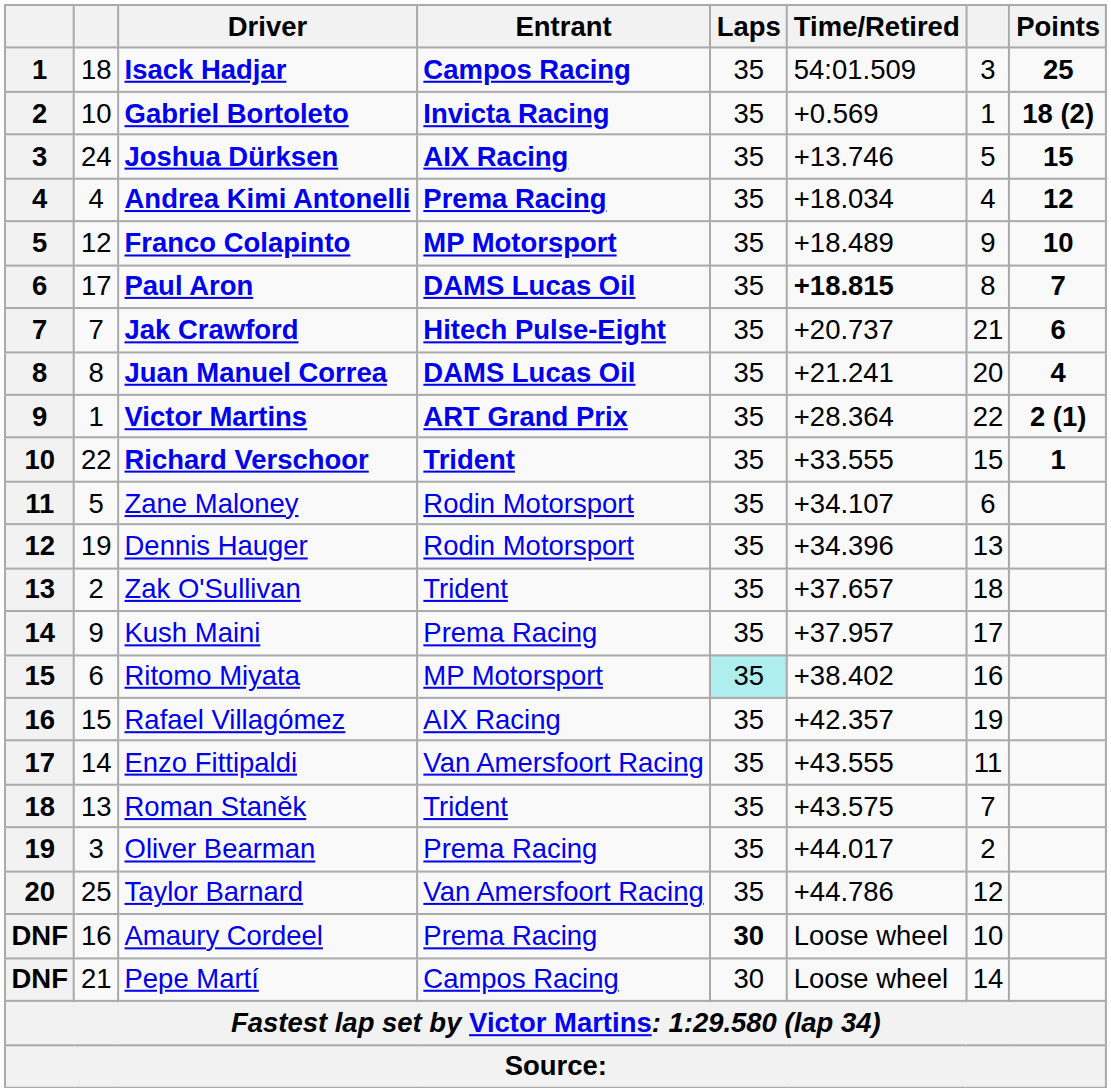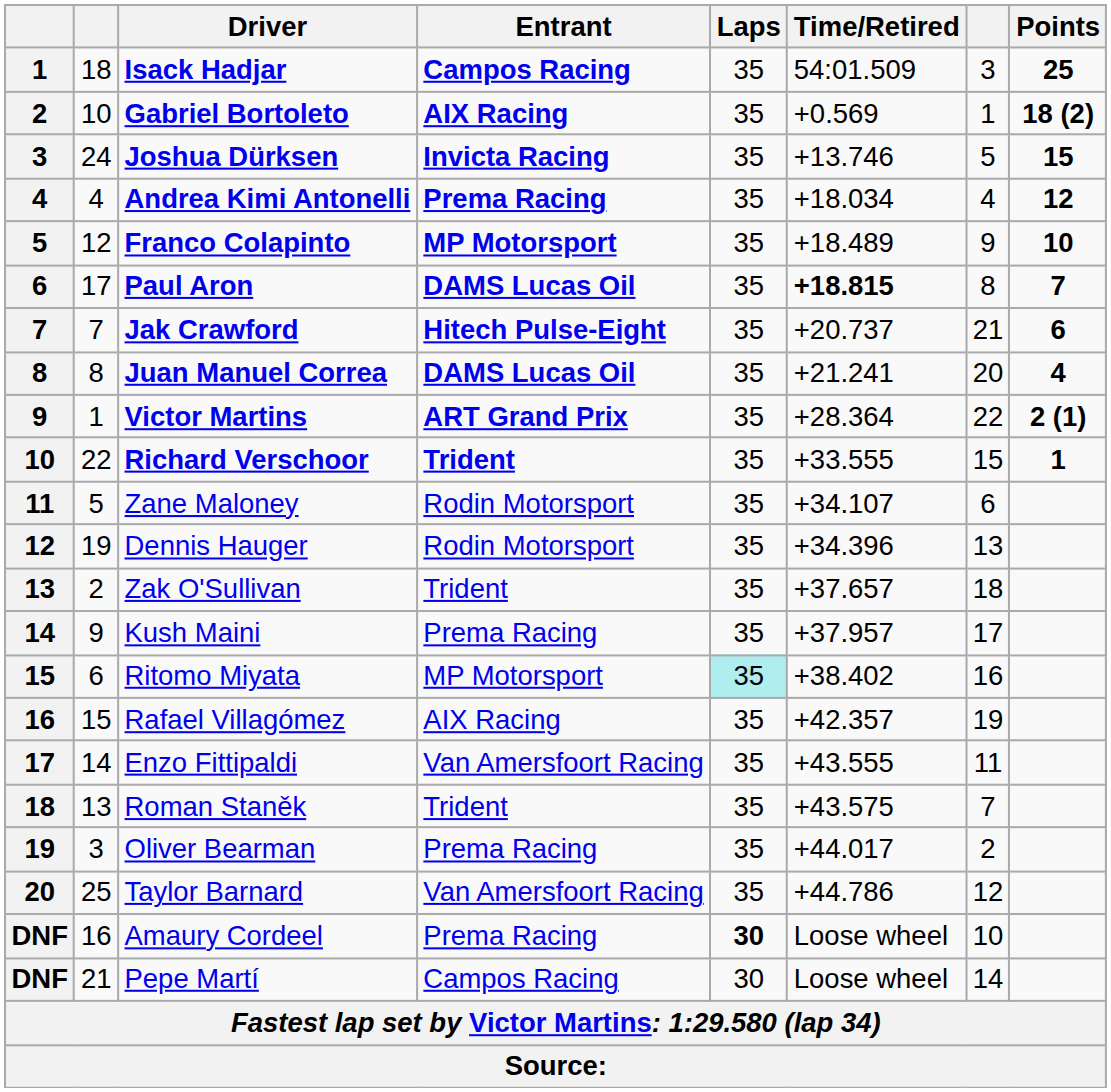(516, 113) Invicta Racing -> (496, 113) AIX Racing
(496, 156) AIX Racing -> (516, 156) Invicta Racing
